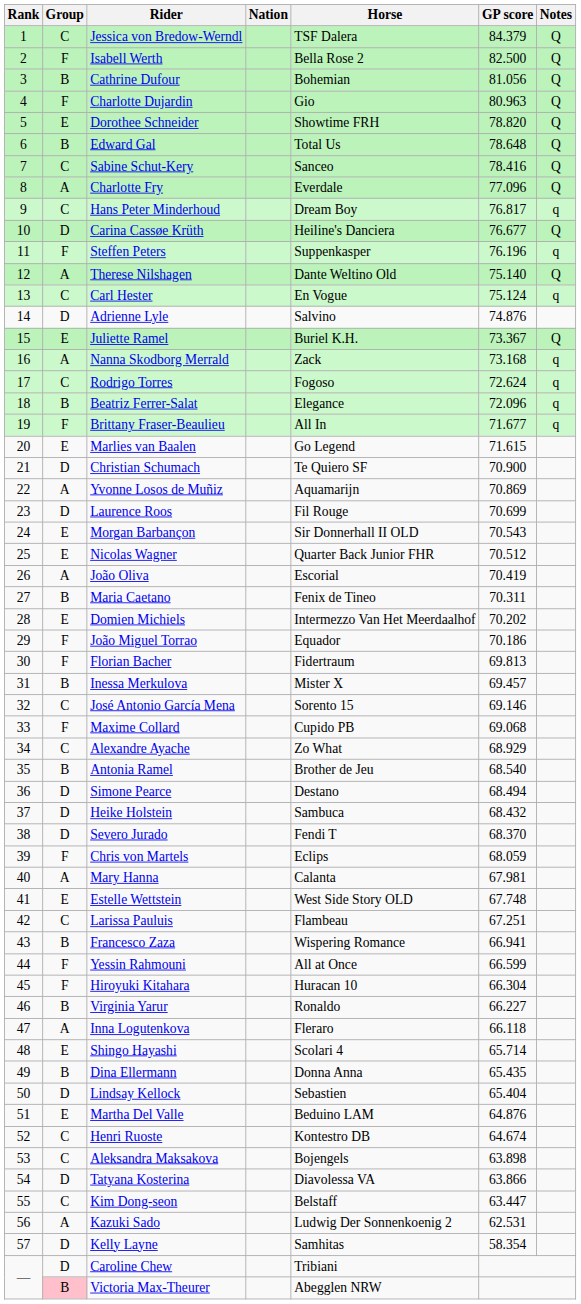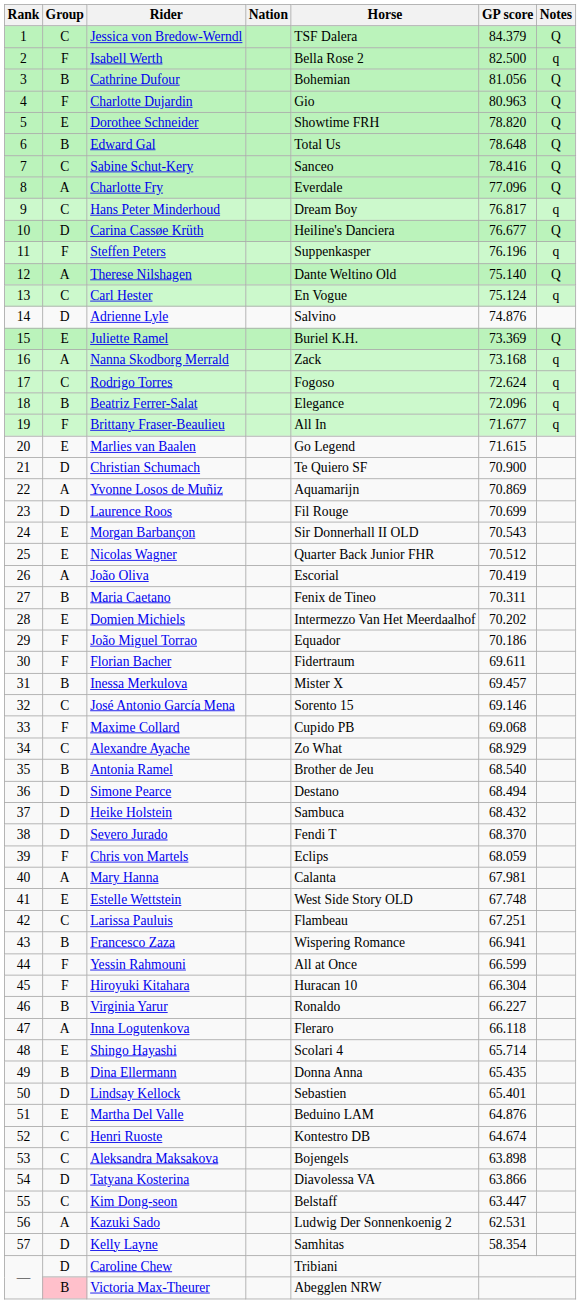(556, 58) Q -> (556, 58) q
(508, 338) 73.367 -> (508, 338) 73.369
(508, 662) 69.813 -> (508, 662) 69.611
(508, 1093) 65.404 -> (508, 1093) 65.401
